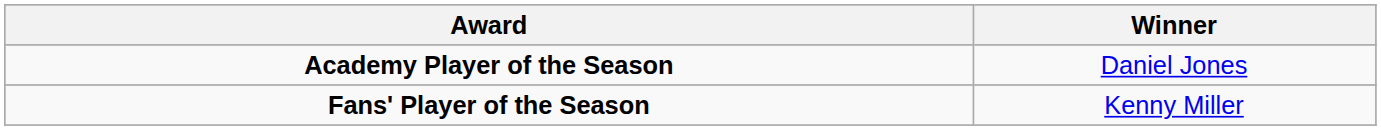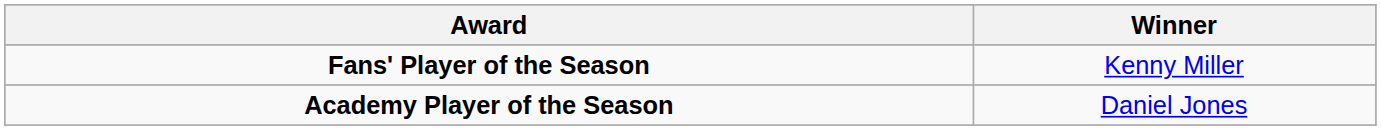rows swapped: (489, 105) <-> (489, 65)
